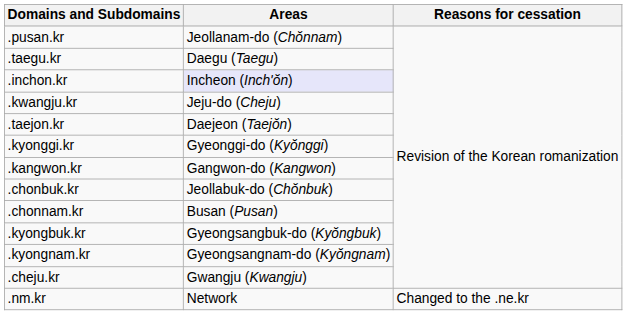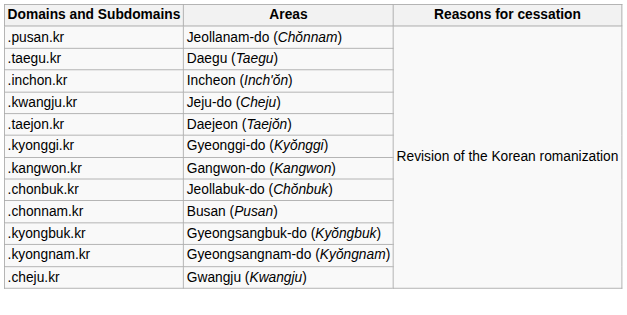(240, 80) lavender background -> (240, 80) no background
- row: (27, 299)
